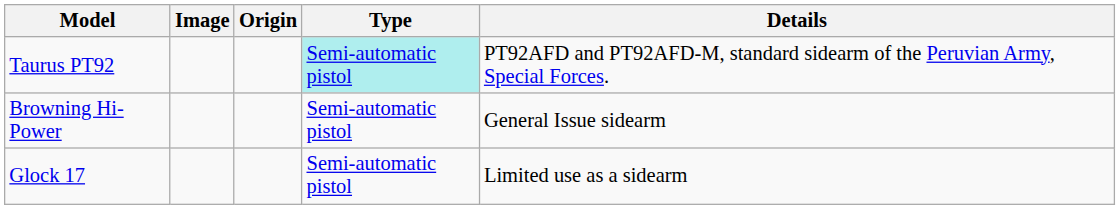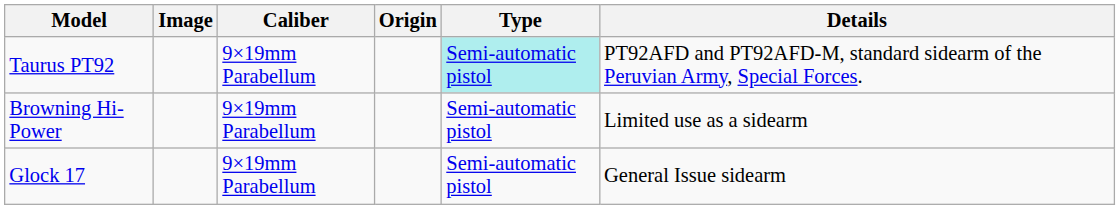+ column: (296, 20)
(575, 120) General Issue sidearm -> (706, 120) Limited use as a sidearm
(586, 175) Limited use as a sidearm -> (695, 175) General Issue sidearm
